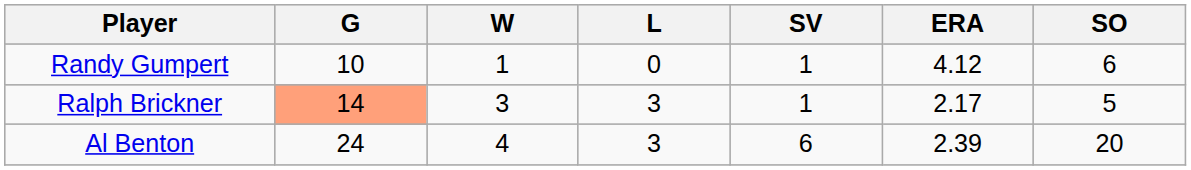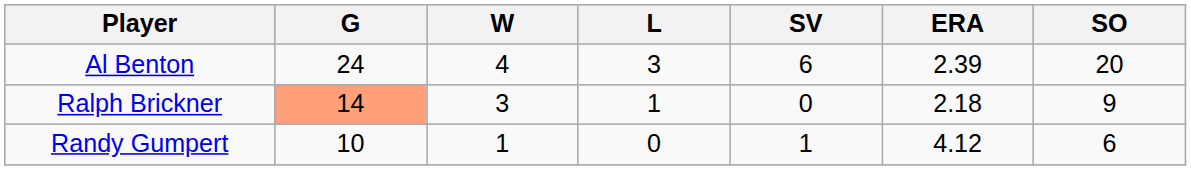rows swapped: (140, 143) <-> (140, 64)
(654, 104) 3 -> (654, 104) 1
(806, 104) 1 -> (806, 104) 0
(958, 104) 2.17 -> (958, 104) 2.18
(1109, 104) 5 -> (1109, 104) 9
